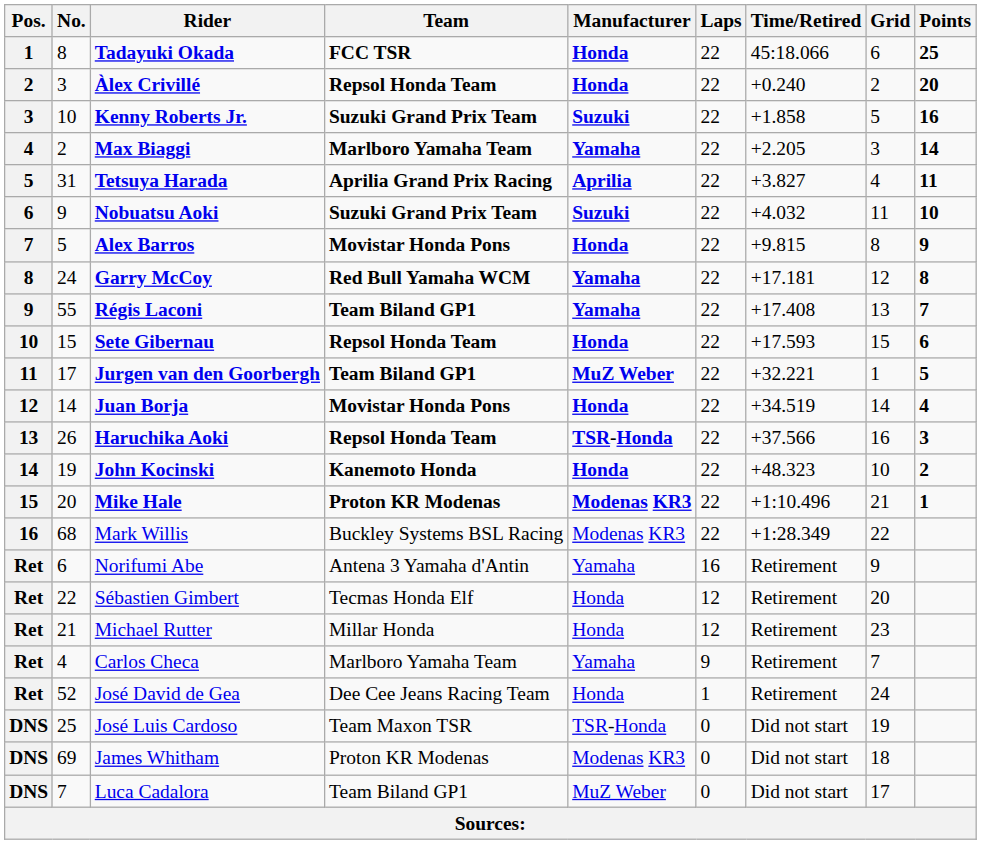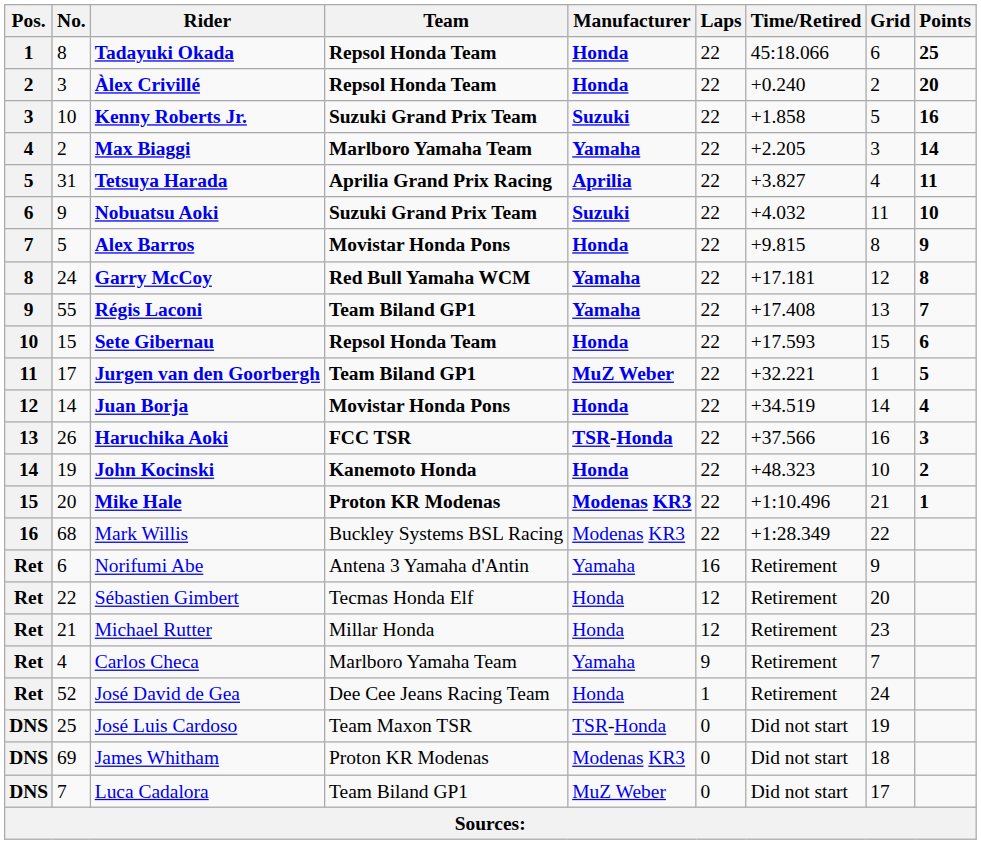(370, 52) FCC TSR -> (413, 52) Repsol Honda Team
(413, 437) Repsol Honda Team -> (370, 437) FCC TSR
